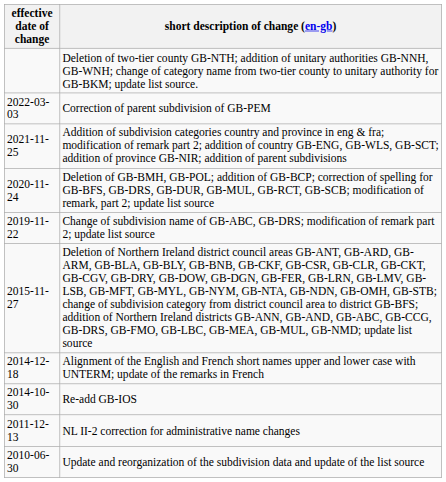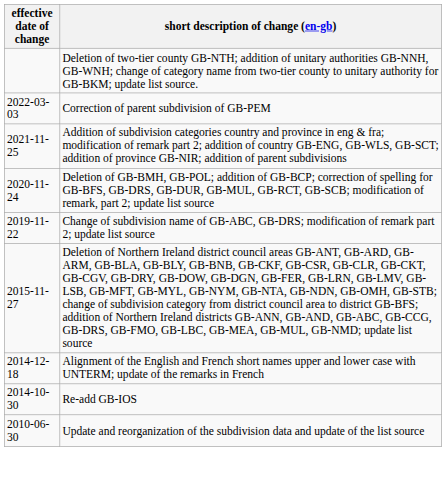- row: (181, 430)
